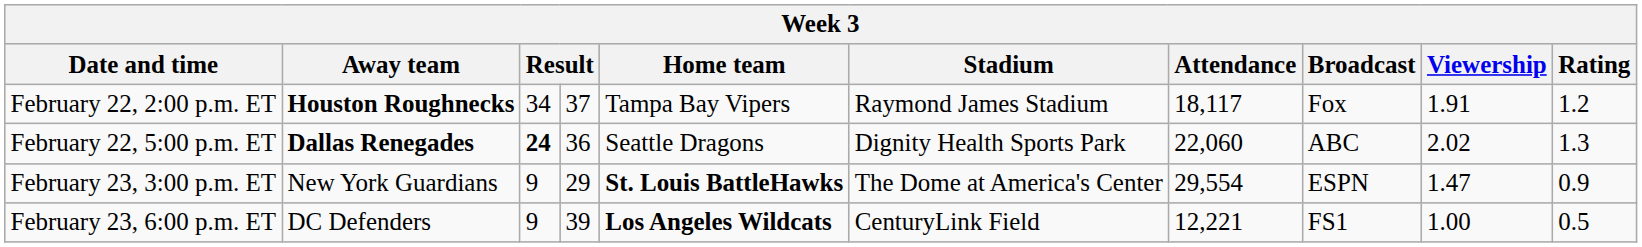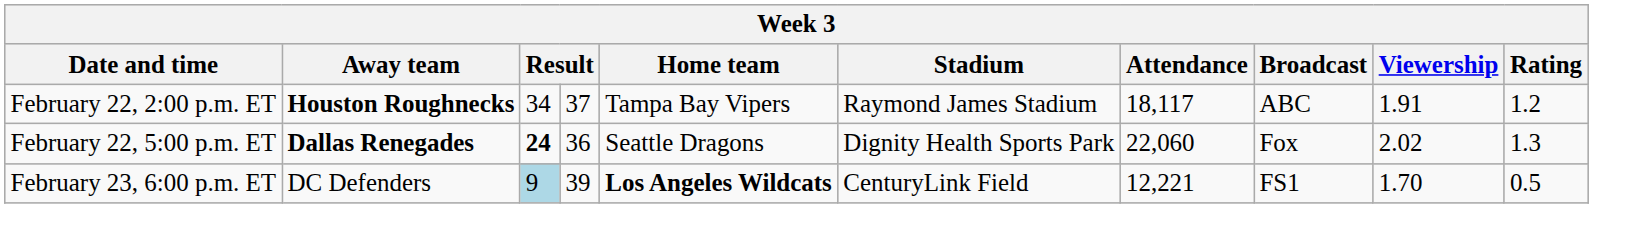(1327, 103) Fox -> (1285, 103) ABC
(1333, 143) ABC -> (1279, 143) Fox
- row: (143, 182)
(532, 222) no background -> (532, 182) lightblue background
(1449, 222) 1.00 -> (1401, 182) 1.70
